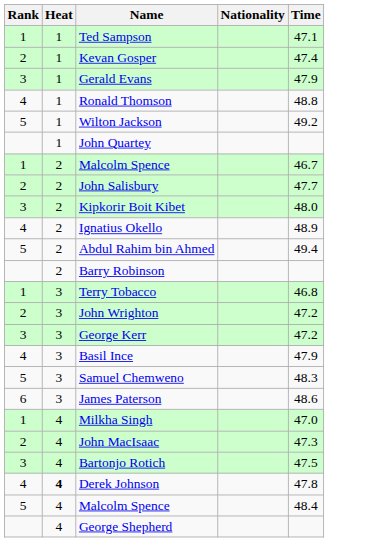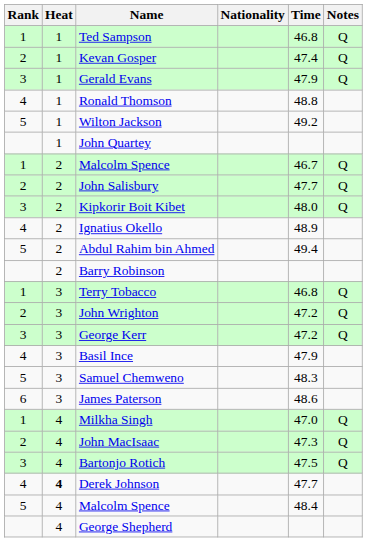+ column: (343, 15)
(306, 36) 47.1 -> (306, 36) 46.8
(306, 484) 47.8 -> (306, 484) 47.7
